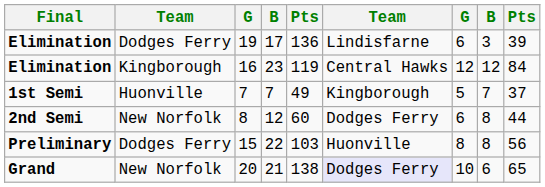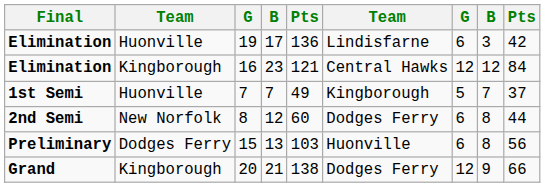(175, 43) Dodges Ferry -> (161, 43) Huonville
(517, 43) 39 -> (517, 43) 42
(305, 68) 119 -> (305, 68) 121
(274, 144) 22 -> (274, 144) 13
(460, 144) 8 -> (460, 144) 6
(170, 170) New Norfolk -> (170, 170) Kingborough
(383, 170) lavender background -> (383, 170) no background
(465, 170) 10 -> (465, 170) 12
(486, 170) 6 -> (486, 170) 9
(517, 170) 65 -> (517, 170) 66
